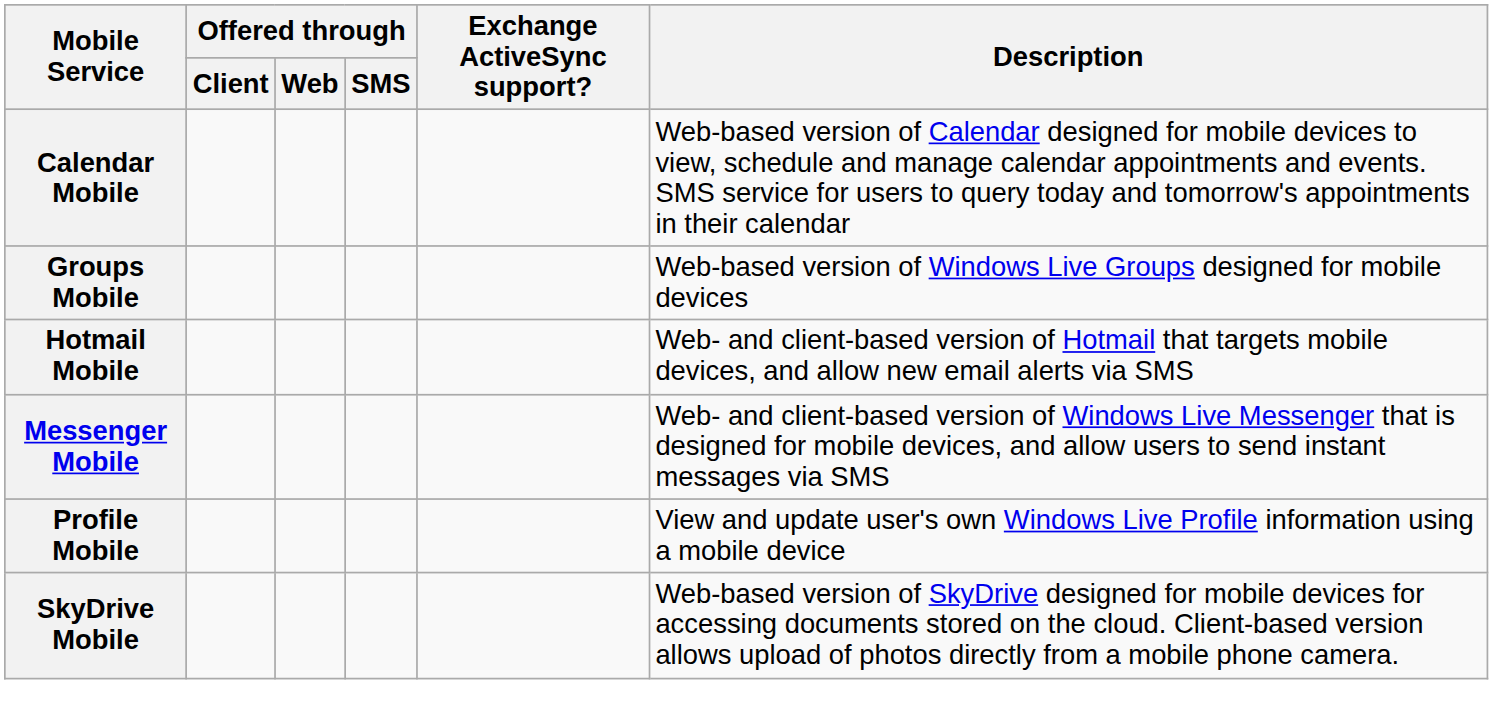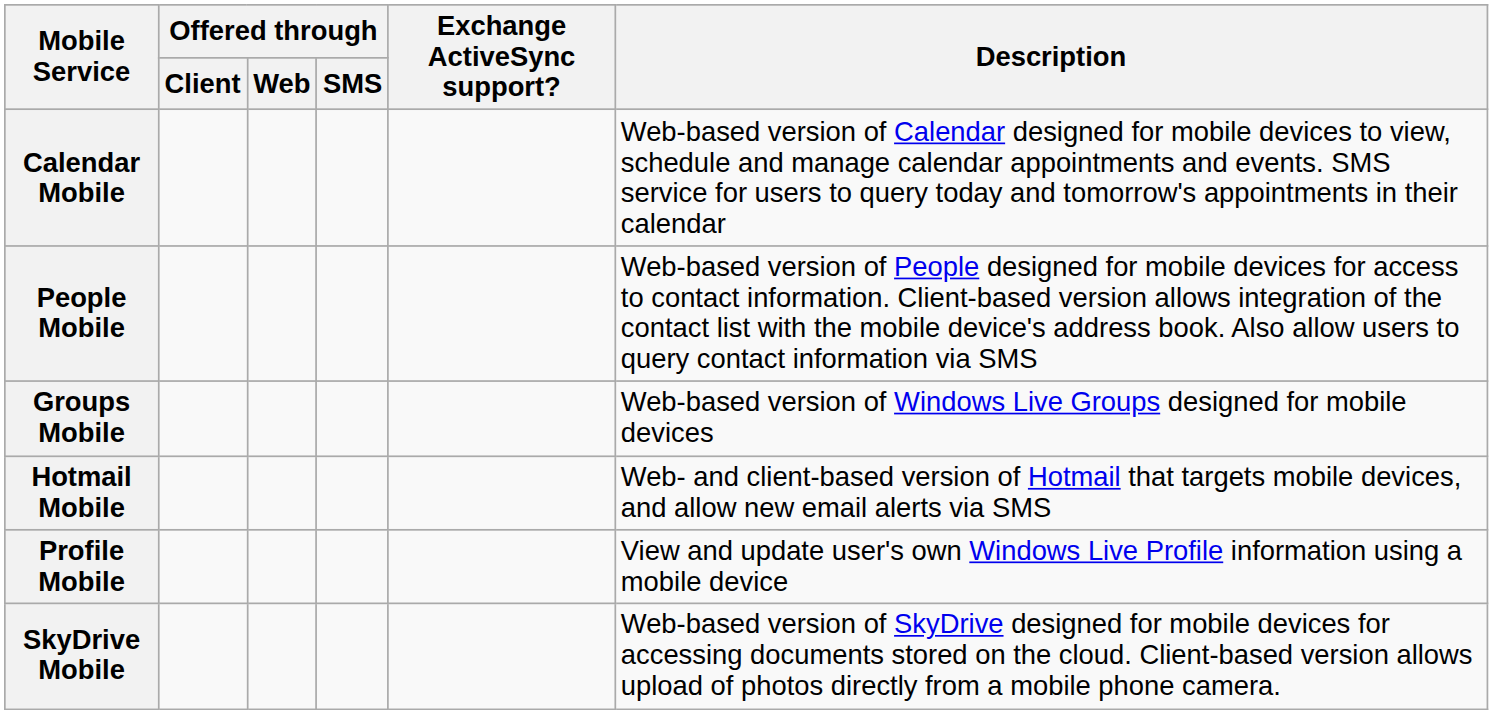+ row: (82, 313)
- row: (96, 446)
